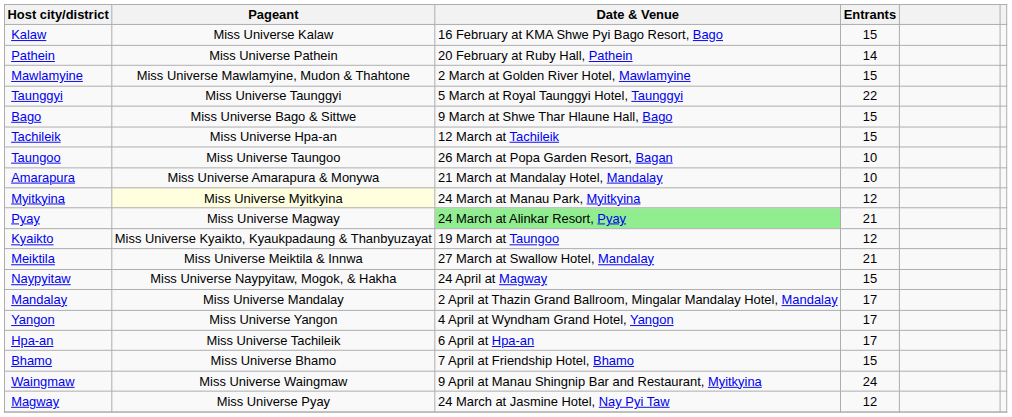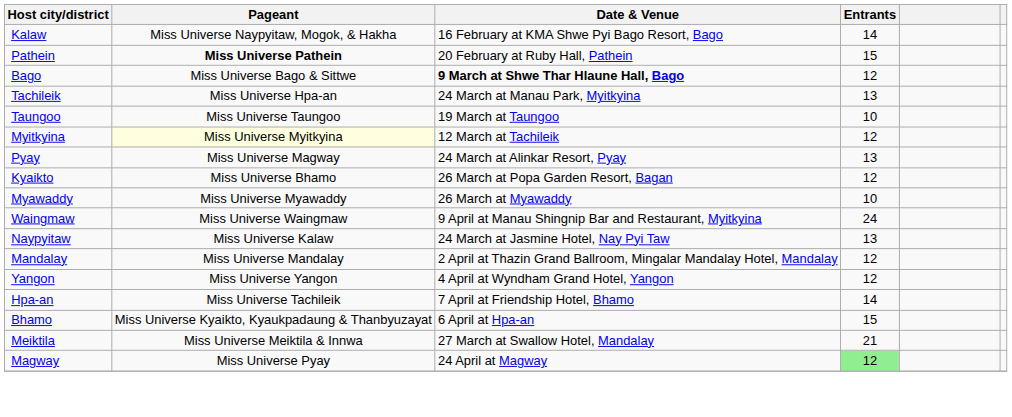(273, 35) Miss Universe Kalaw -> (273, 35) Miss Universe Naypyitaw, Mogok, & Hakha
(870, 35) 15 -> (870, 35) 14
(273, 55) normal -> (273, 55) bold
(870, 55) 14 -> (870, 55) 15
- row: (45, 75)
- row: (35, 96)
(555, 116) normal -> (561, 75) bold
(870, 116) 15 -> (870, 75) 12
(499, 136) 12 March at Tachileik -> (539, 96) 24 March at Manau Park, Myitkyina
(870, 136) 15 -> (870, 96) 13
(555, 157) 26 March at Popa Garden Resort, Bagan -> (499, 116) 19 March at Taungoo
- row: (41, 177)
(539, 198) 24 March at Manau Park, Myitkyina -> (499, 136) 12 March at Tachileik
(532, 218) lightgreen background -> (532, 157) no background
(870, 218) 21 -> (870, 157) 13
(273, 238) Miss Universe Kyaikto, Kyaukpadaung & Thanbyuzayat -> (273, 177) Miss Universe Bhamo
(499, 238) 19 March at Taungoo -> (555, 177) 26 March at Popa Garden Resort, Bagan
+ row: (40, 198)
rows swapped: (31, 259) <-> (41, 381)
(273, 279) Miss Universe Naypyitaw, Mogok, & Hakha -> (273, 238) Miss Universe Kalaw
(493, 279) 24 April at Magway -> (554, 238) 24 March at Jasmine Hotel, Nay Pyi Taw
(870, 279) 15 -> (870, 238) 13
(870, 299) 17 -> (870, 259) 12
(870, 320) 17 -> (870, 279) 12
(486, 340) 6 April at Hpa-an -> (536, 299) 7 April at Friendship Hotel, Bhamo
(870, 340) 17 -> (870, 299) 14
(273, 360) Miss Universe Bhamo -> (273, 320) Miss Universe Kyaikto, Kyaukpadaung & Thanbyuzayat
(536, 360) 7 April at Friendship Hotel, Bhamo -> (486, 320) 6 April at Hpa-an
(554, 401) 24 March at Jasmine Hotel, Nay Pyi Taw -> (493, 360) 24 April at Magway
(870, 401) no background -> (870, 360) lightgreen background
